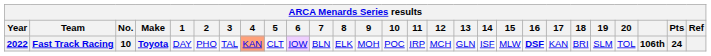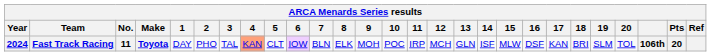(17, 43) 2022 -> (17, 43) 2024
(126, 43) 10 -> (126, 43) 11
(535, 43) bold -> (535, 43) normal
(677, 43) 24 -> (677, 43) 20
